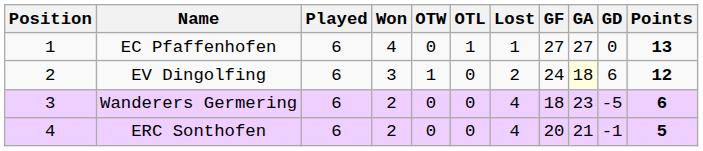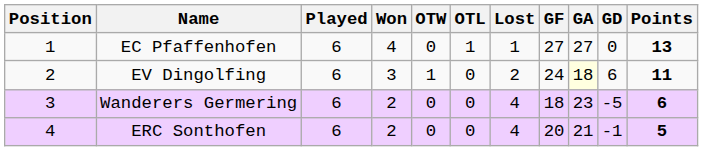(662, 75) 12 -> (662, 75) 11
